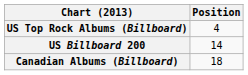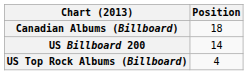rows swapped: (97, 61) <-> (97, 29)
